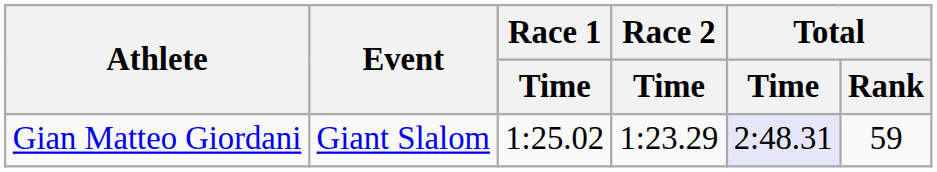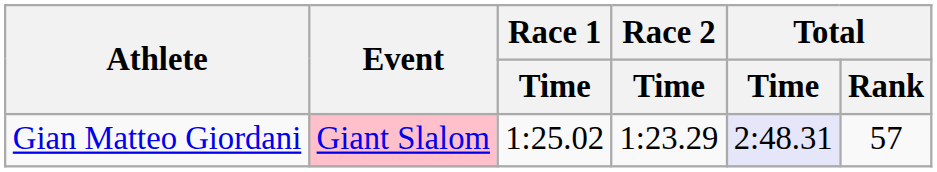(403, 139) no background -> (403, 139) pink background
(886, 139) 59 -> (886, 139) 57
